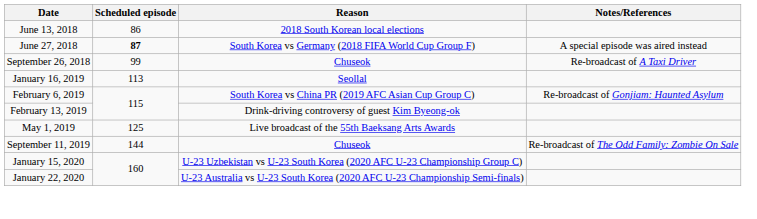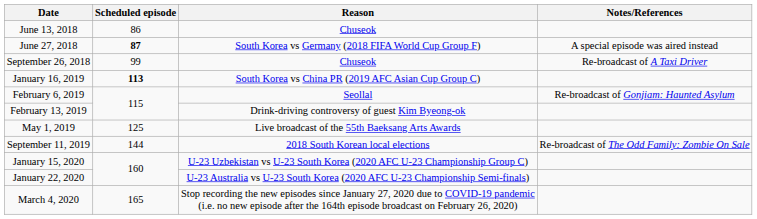(352, 29) 2018 South Korean local elections -> (358, 29) Chuseok
(136, 78) normal -> (136, 78) bold
(352, 78) Seollal -> (358, 78) South Korea vs China PR (2019 AFC Asian Cup Group C)
(352, 95) South Korea vs China PR (2019 AFC Asian Cup Group C) -> (358, 95) Seollal
(352, 144) Chuseok -> (358, 144) 2018 South Korean local elections
+ row: (48, 200)
